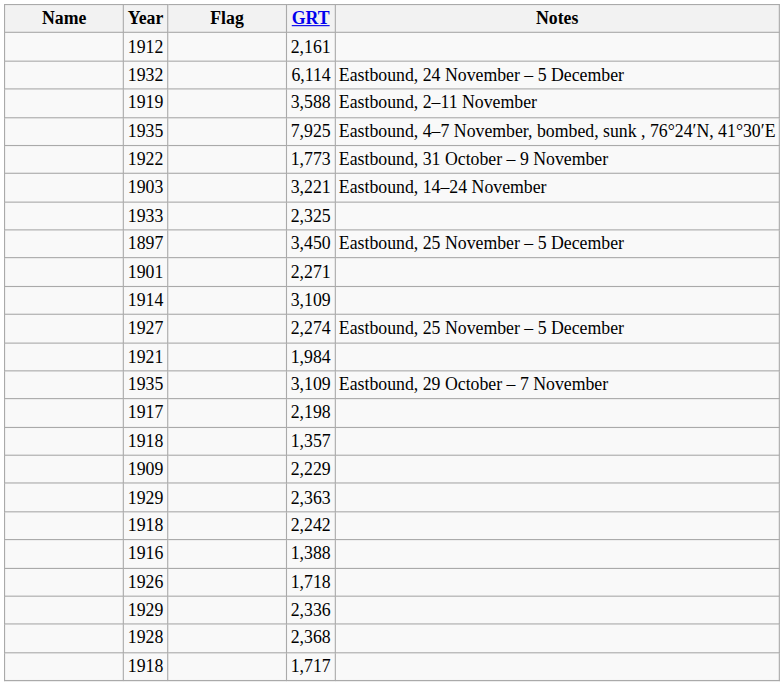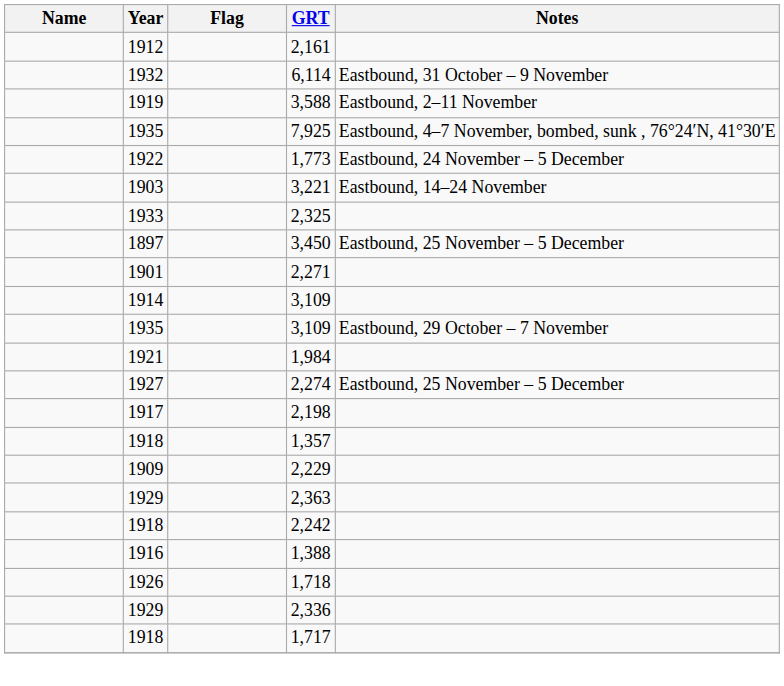(481, 74) Eastbound, 24 November – 5 December -> (474, 74) Eastbound, 31 October – 9 November
(474, 159) Eastbound, 31 October – 9 November -> (481, 159) Eastbound, 24 November – 5 December
rows swapped: (146, 328) <-> (146, 384)
- row: (146, 638)
